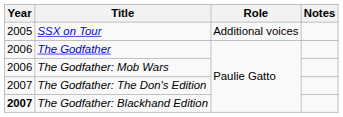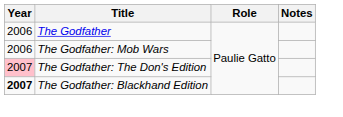- row: (69, 31)
(20, 85) no background -> (20, 67) pink background
